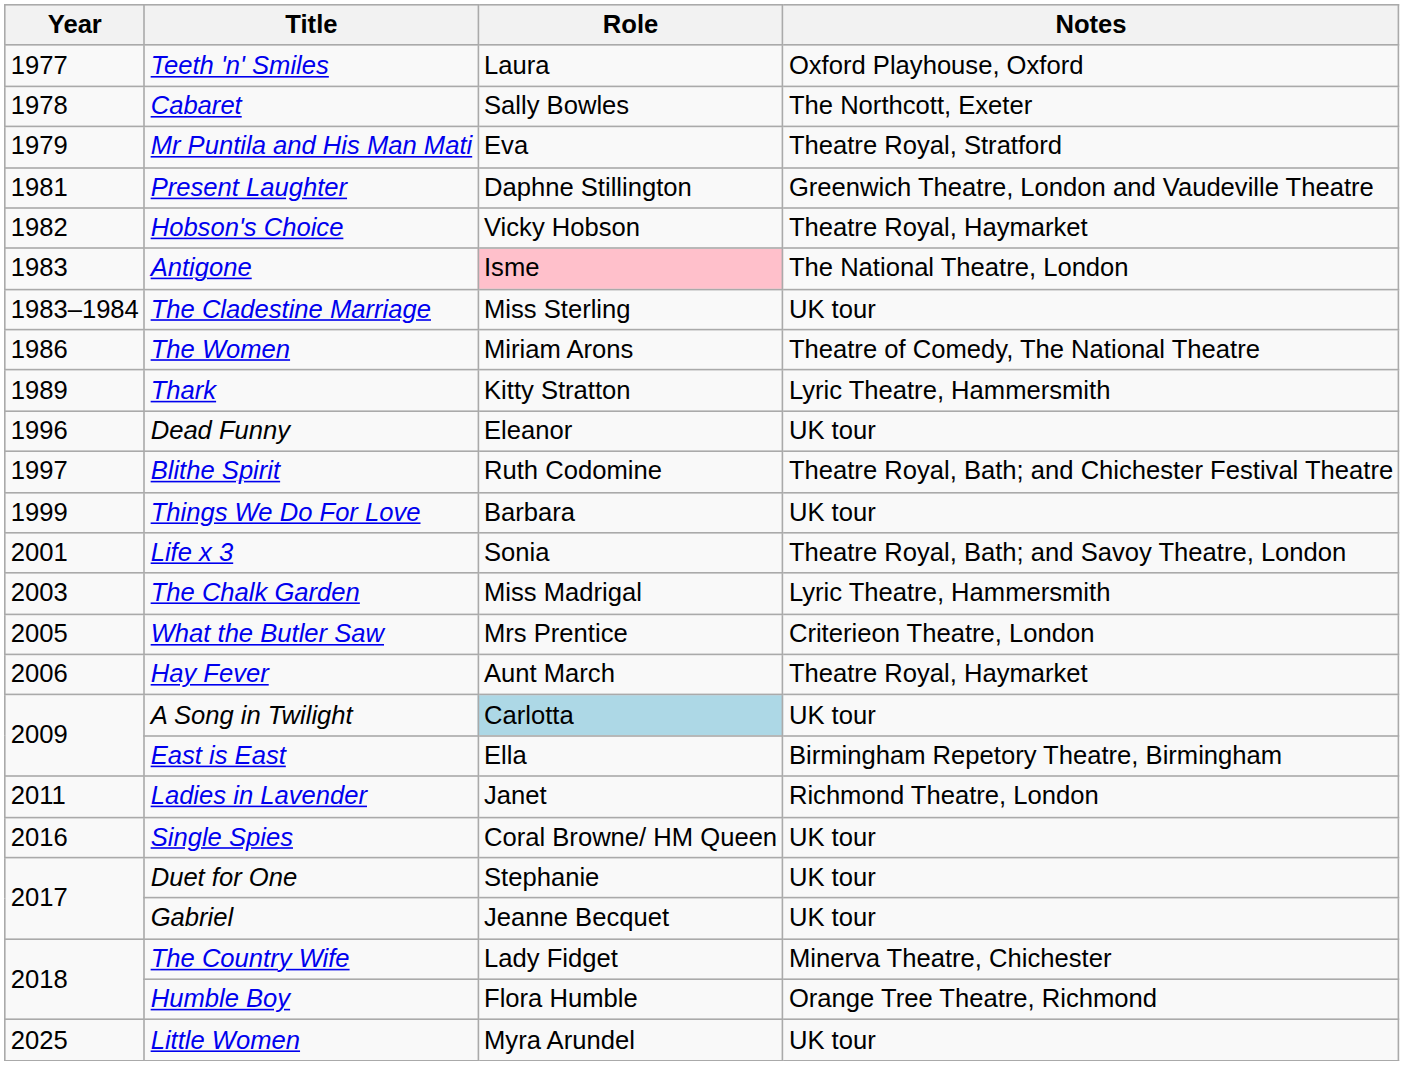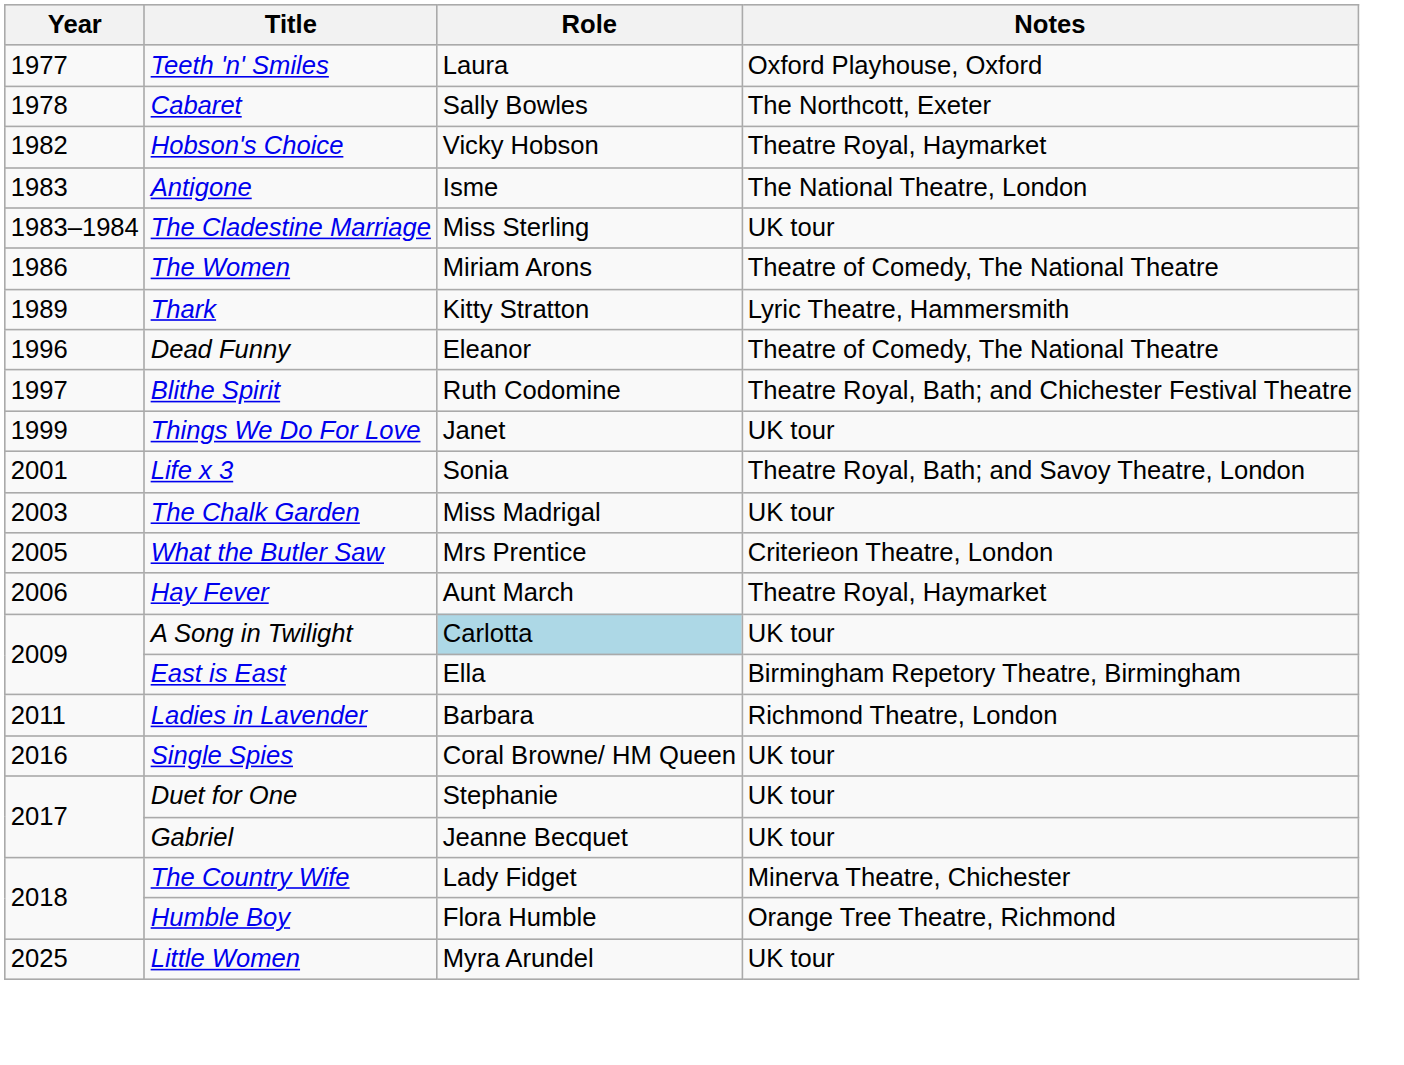- row: (311, 146)
- row: (249, 187)
(512, 268) pink background -> (471, 187) no background
(832, 430) UK tour -> (983, 349) Theatre of Comedy, The National Theatre
(530, 512) Barbara -> (474, 430) Janet
(950, 593) Lyric Theatre, Hammersmith -> (791, 512) UK tour
(515, 796) Janet -> (488, 715) Barbara
